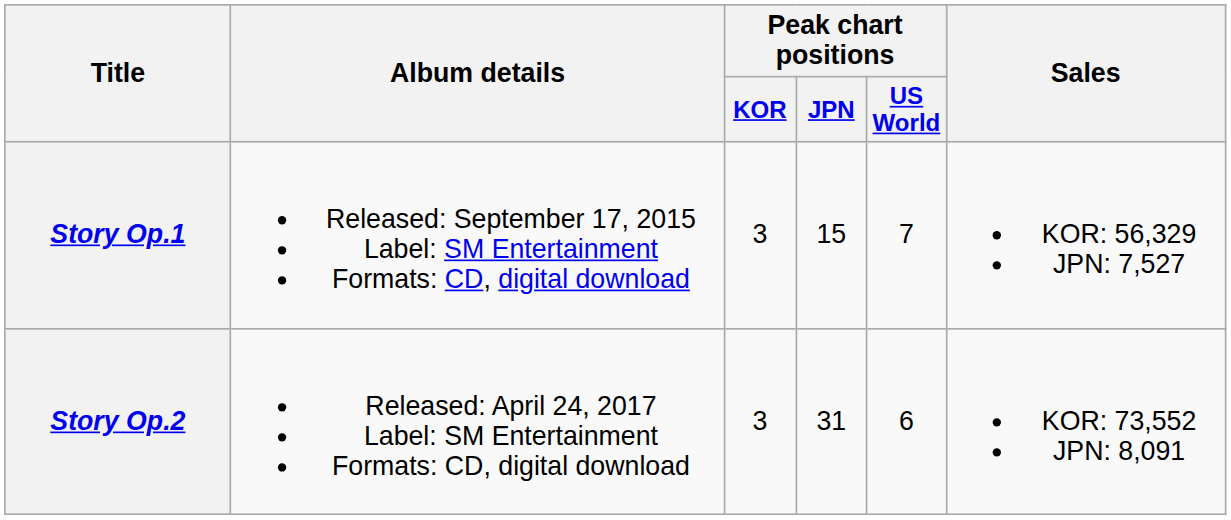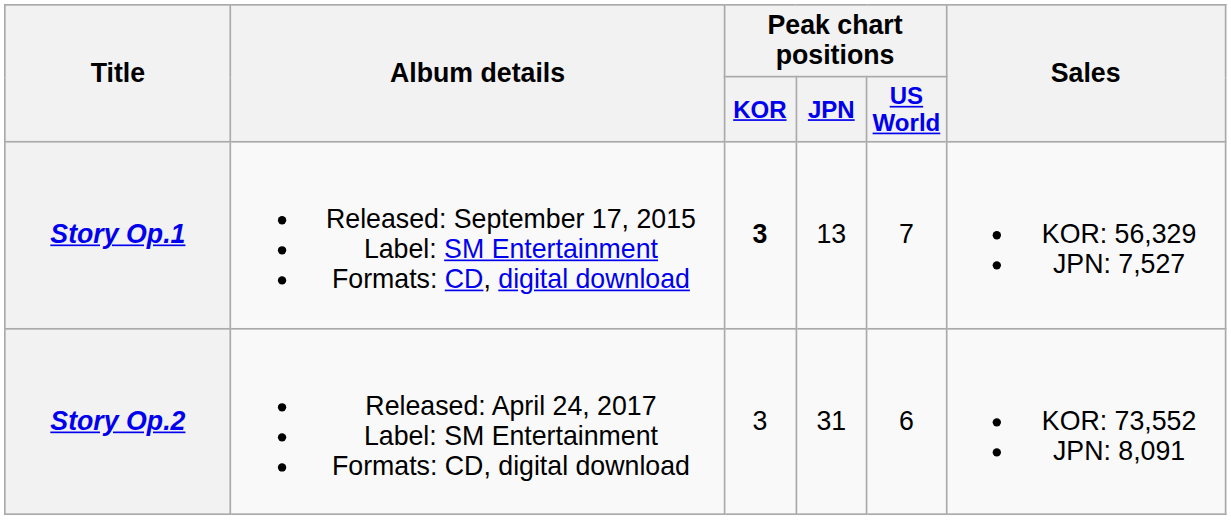(760, 234) normal -> (760, 234) bold
(831, 234) 15 -> (831, 234) 13
